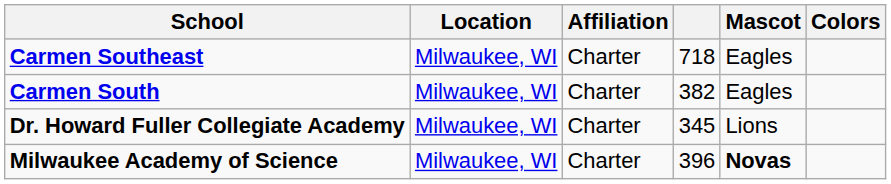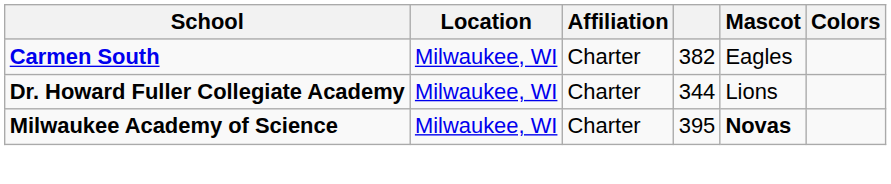- row: (107, 56)
(697, 126) 345 -> (697, 91) 344
(697, 160) 396 -> (697, 126) 395
